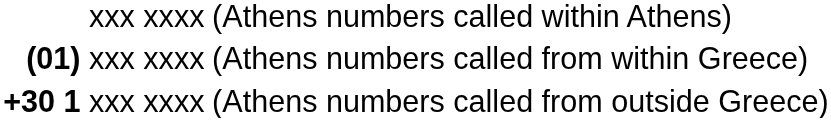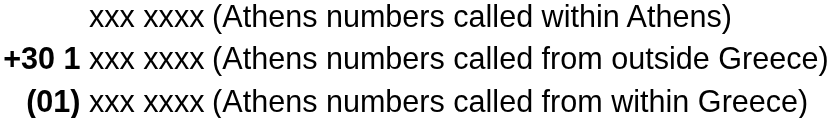rows swapped: (115, 59) <-> (104, 101)
